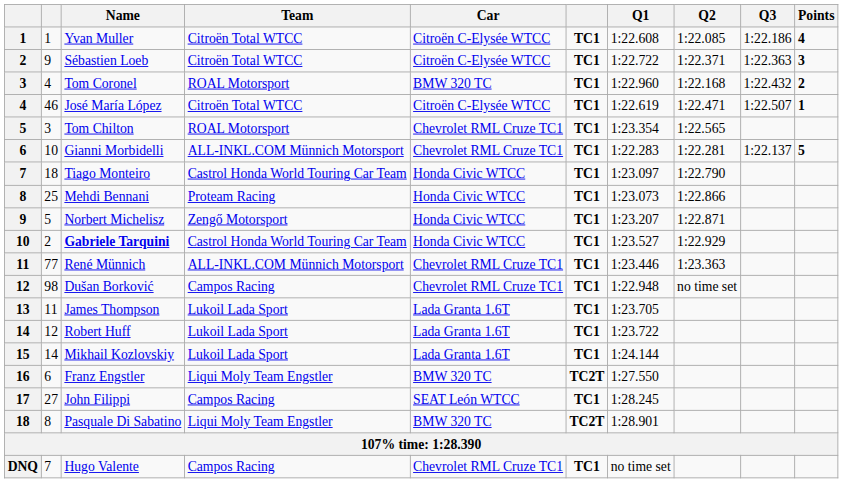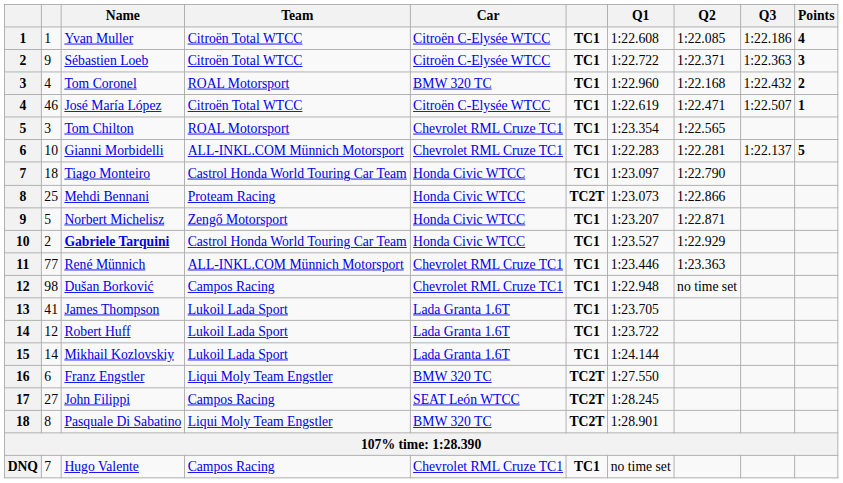(587, 196) TC1 -> (587, 196) TC2T
(51, 309) 11 -> (51, 309) 41
(587, 399) TC1 -> (587, 399) TC2T
